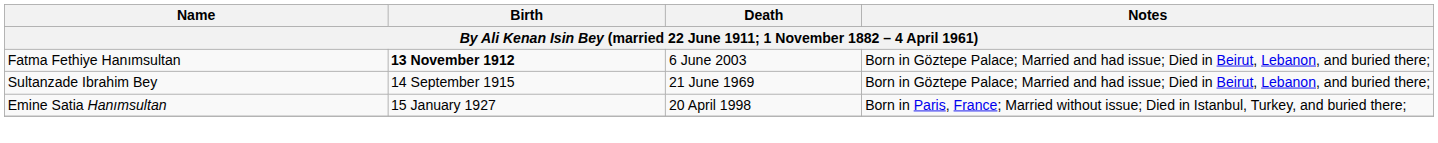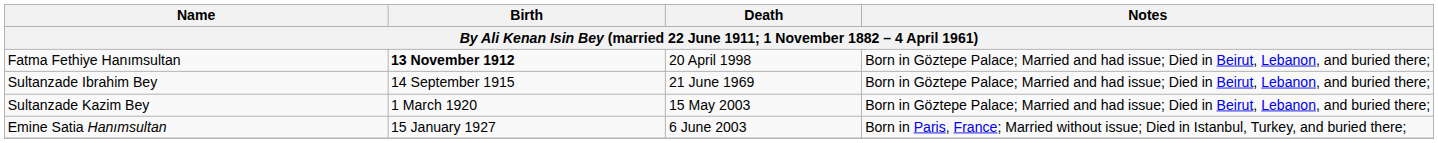(708, 60) 6 June 2003 -> (710, 60) 20 April 1998
+ row: (79, 104)
(710, 104) 20 April 1998 -> (708, 127) 6 June 2003
